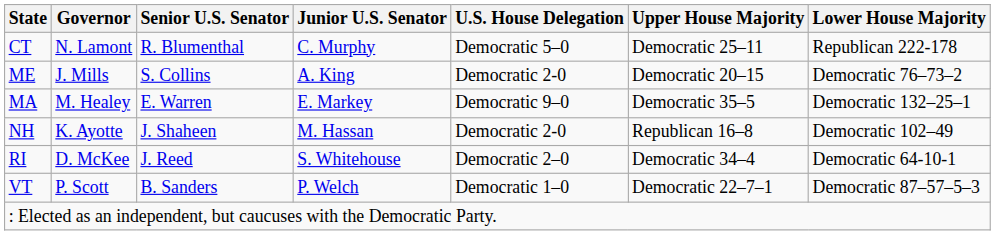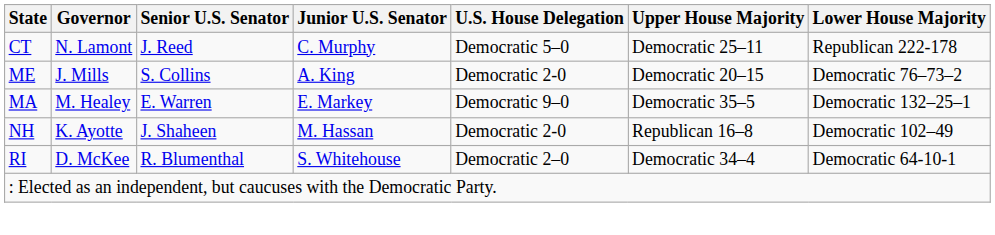(192, 46) R. Blumenthal -> (167, 46) J. Reed
(167, 159) J. Reed -> (192, 159) R. Blumenthal
- row: (20, 187)
